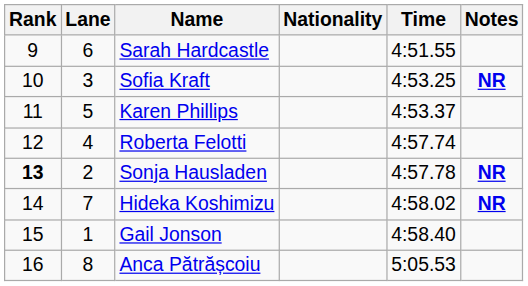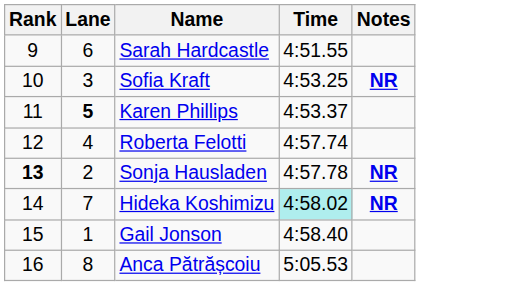- column: (333, 19)
(88, 111) normal -> (88, 111) bold
(424, 204) no background -> (316, 204) paleturquoise background
